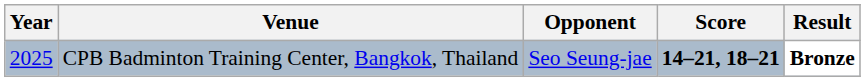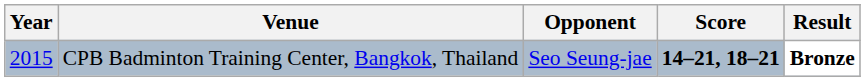(31, 57) 2025 -> (31, 57) 2015
